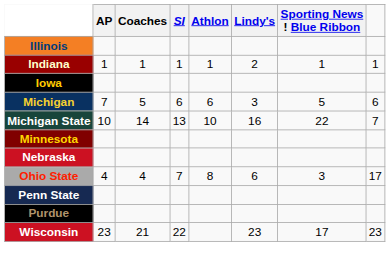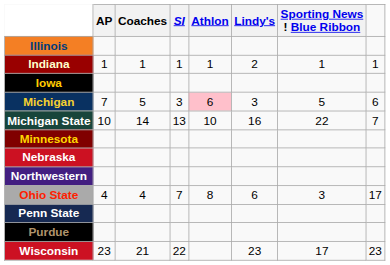(179, 102) 6 -> (179, 102) 3
(210, 102) no background -> (210, 102) pink background
+ row: (49, 176)
